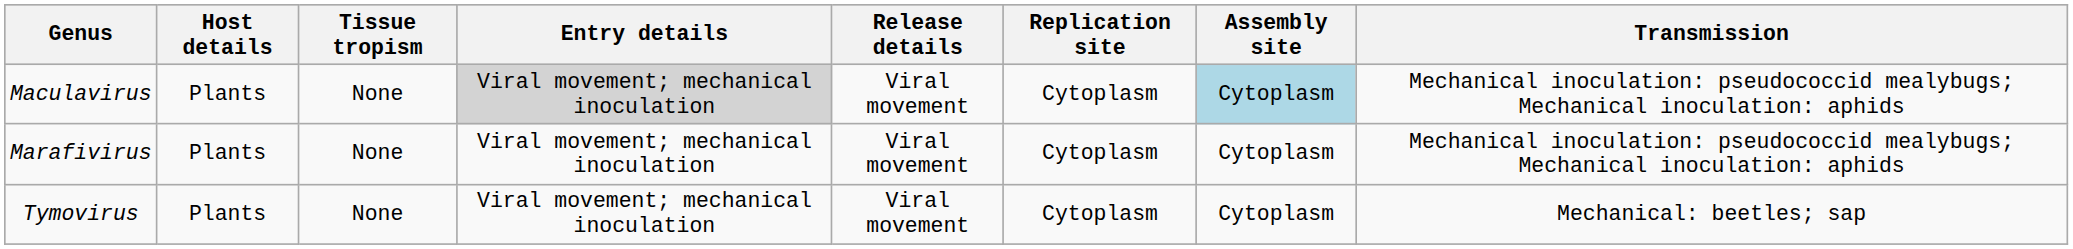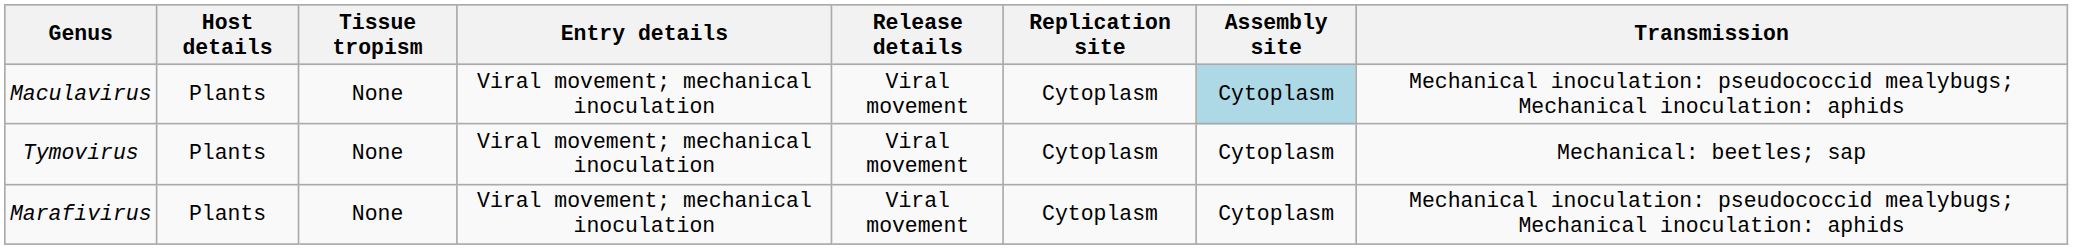(644, 94) lightgrey background -> (644, 94) no background
rows swapped: (81, 154) <-> (81, 214)
